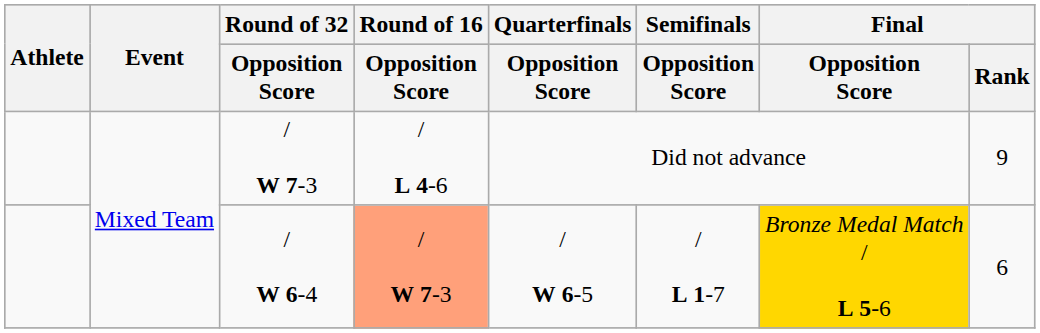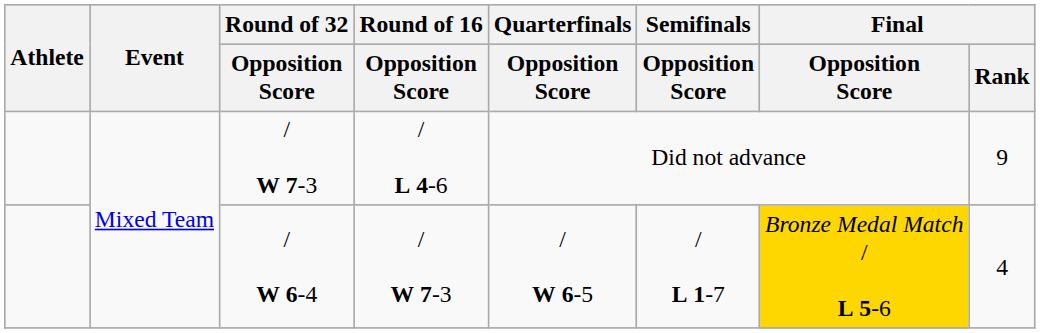(421, 266) lightsalmon background -> (421, 266) no background
(1002, 266) 6 -> (1002, 266) 4
